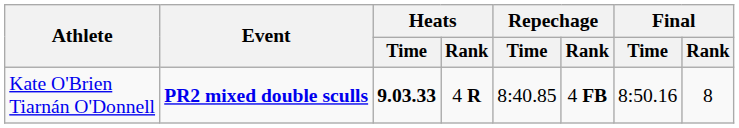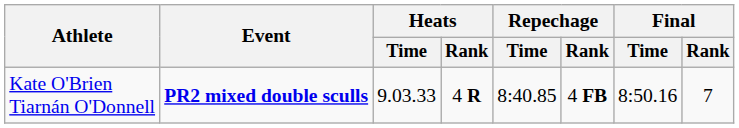(407, 95) bold -> (407, 95) normal
(708, 95) 8 -> (708, 95) 7
